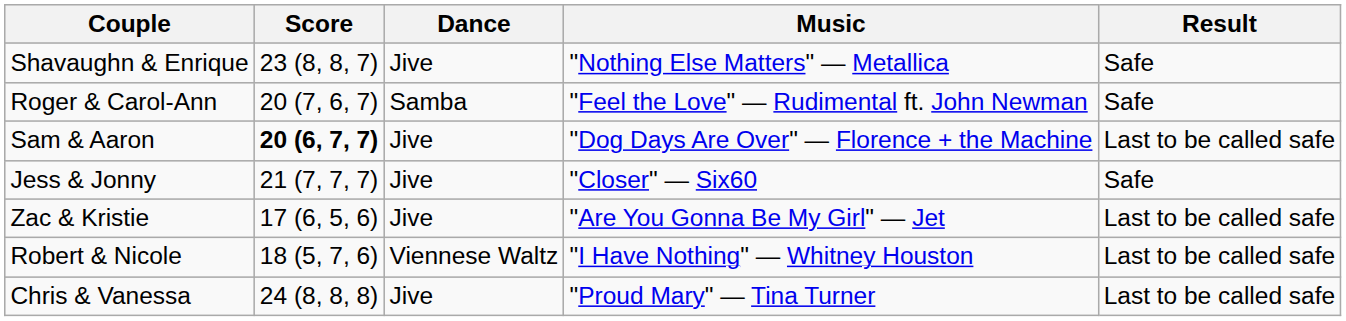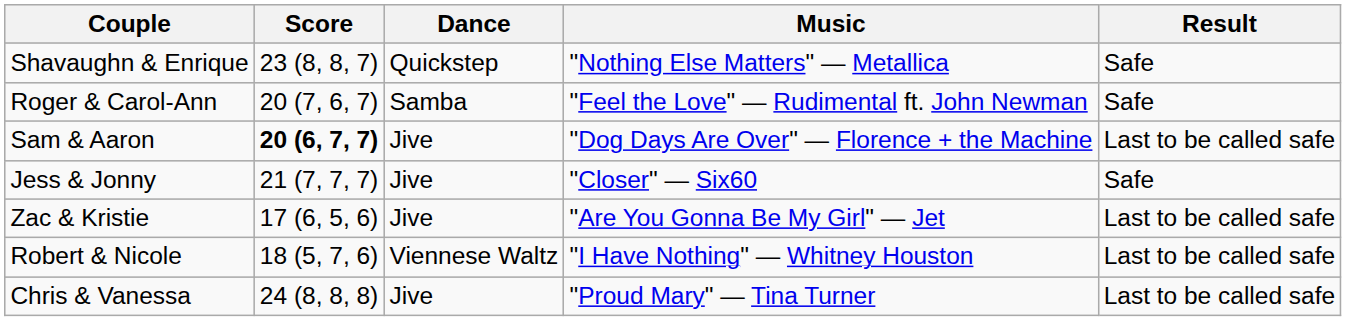(411, 62) Jive -> (444, 62) Quickstep
